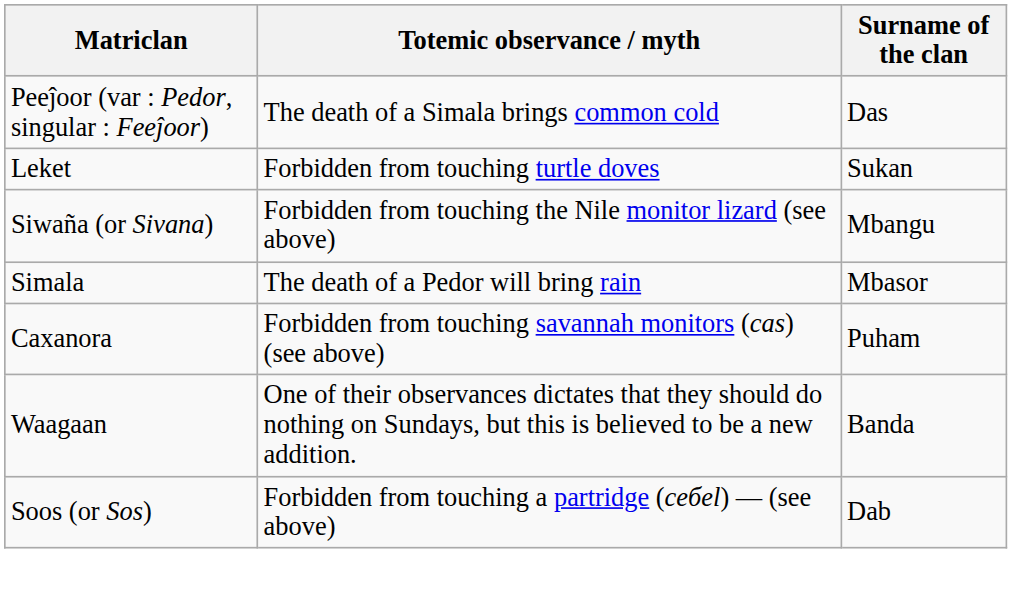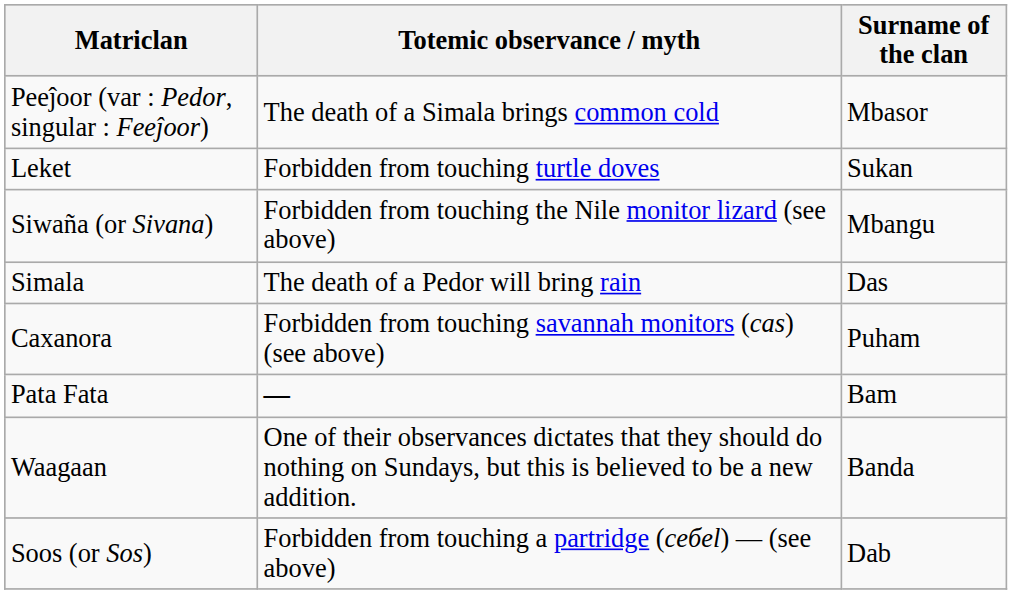(868, 111) Das -> (887, 111) Mbasor
(887, 282) Mbasor -> (868, 282) Das
+ row: (60, 395)
